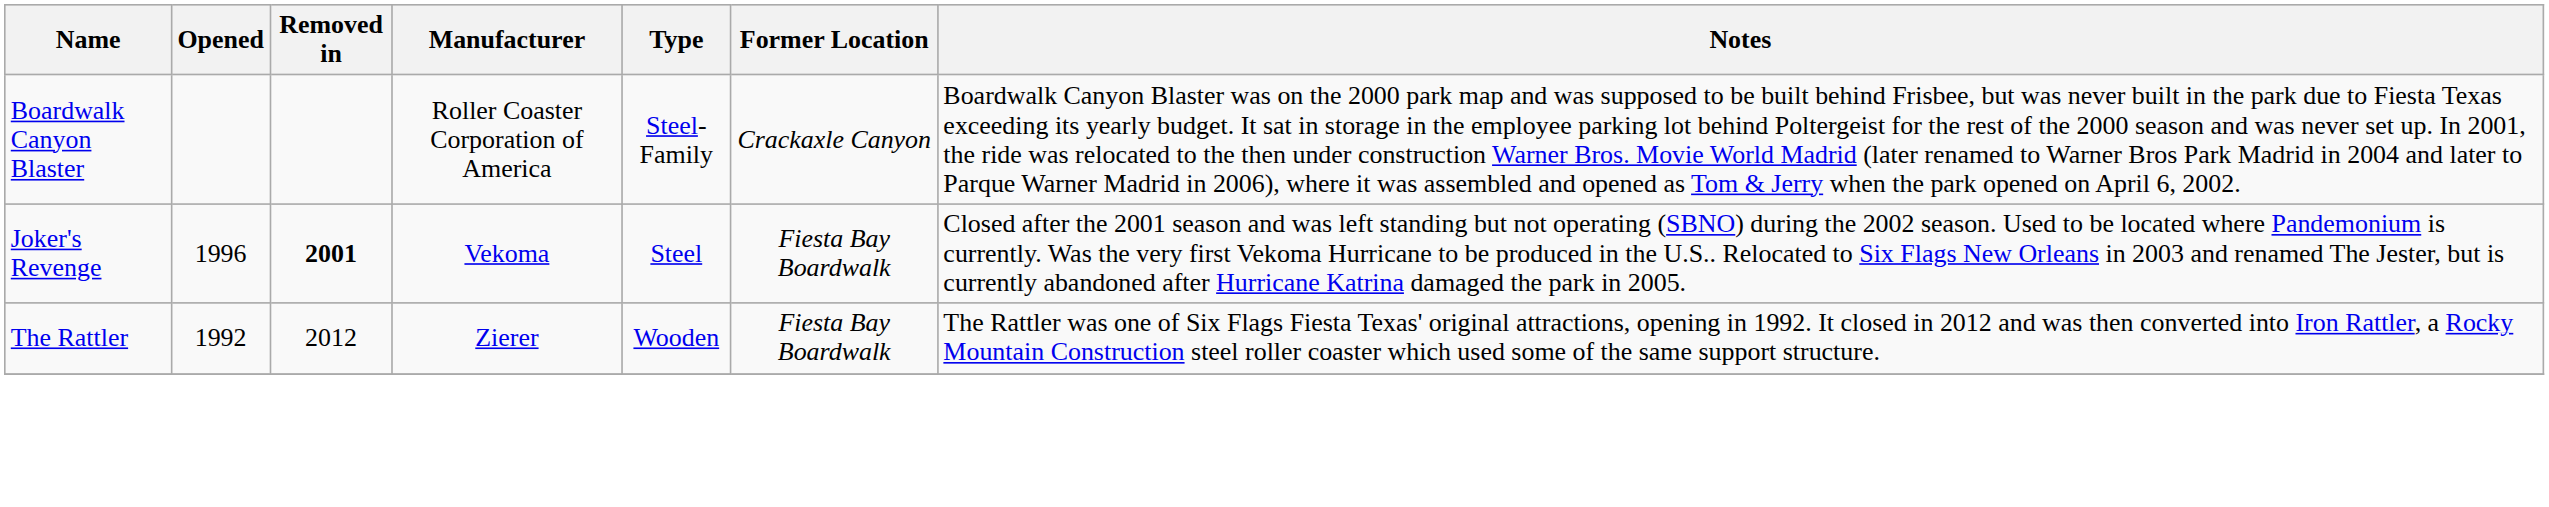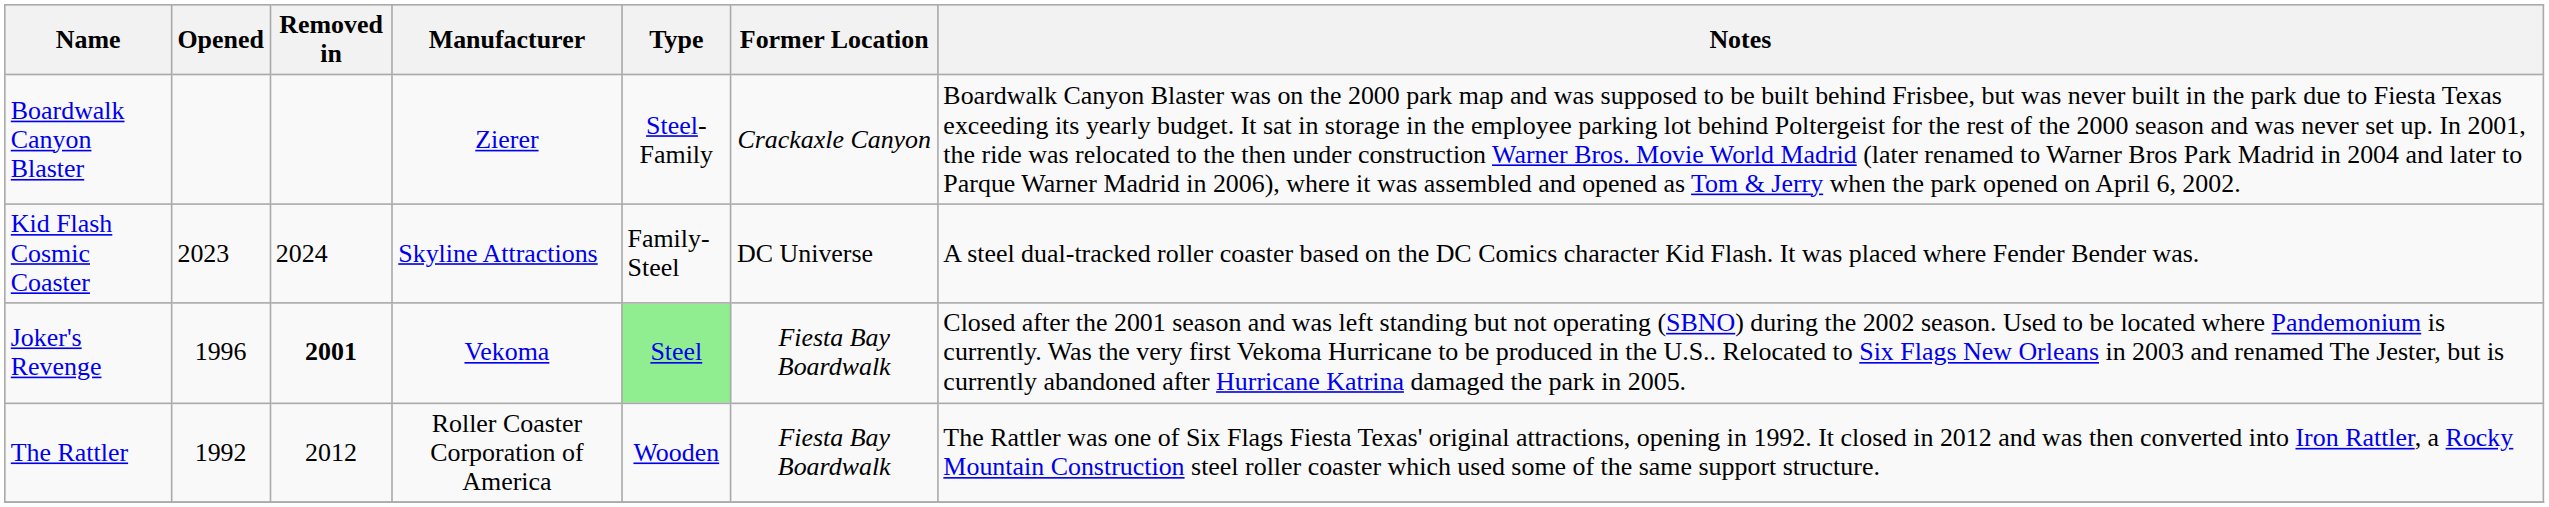(507, 139) Roller Coaster Corporation of America -> (507, 139) Zierer
+ row: (62, 253)
(676, 253) no background -> (676, 352) lightgreen background
(507, 337) Zierer -> (507, 451) Roller Coaster Corporation of America
